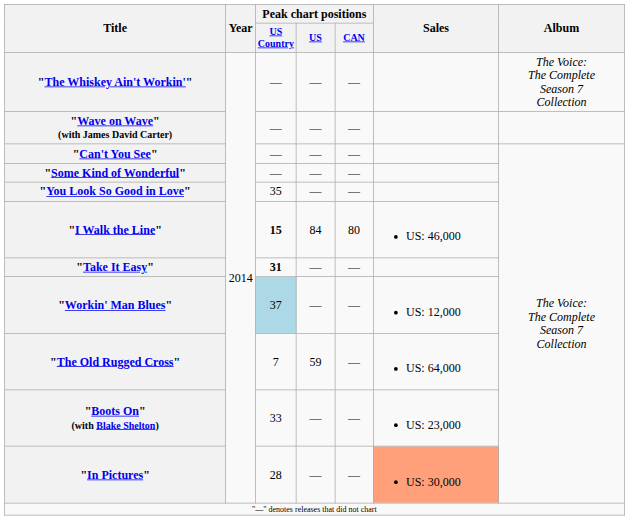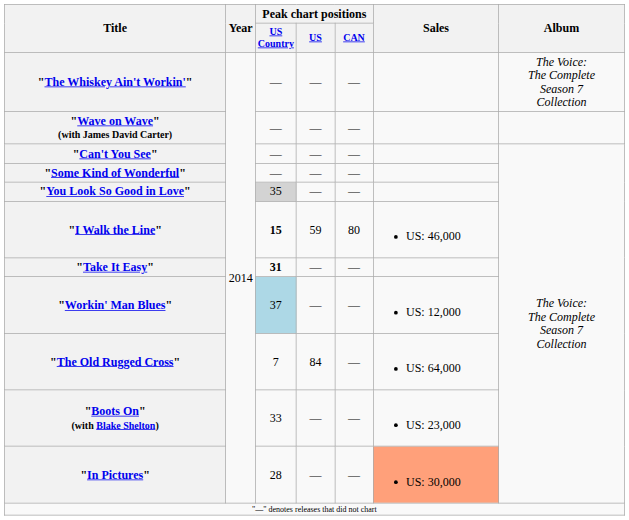(276, 191) no background -> (276, 191) lightgrey background
(316, 229) 84 -> (316, 229) 59
(316, 361) 59 -> (316, 361) 84
